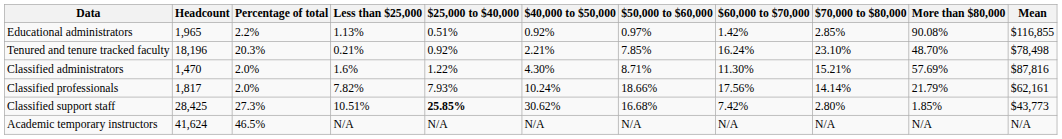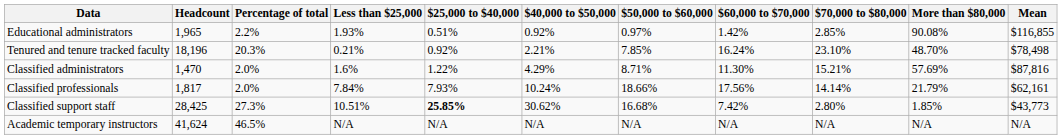(349, 32) 1.13% -> (349, 32) 1.93%
(539, 69) 4.30% -> (539, 69) 4.29%
(349, 87) 7.82% -> (349, 87) 7.84%
